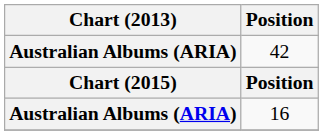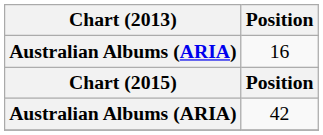rows swapped: (280, 113) <-> (280, 51)
